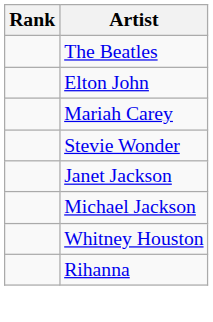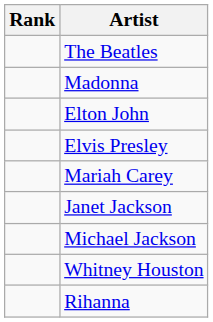+ row: (101, 82)
+ row: (116, 144)
- row: (122, 144)
